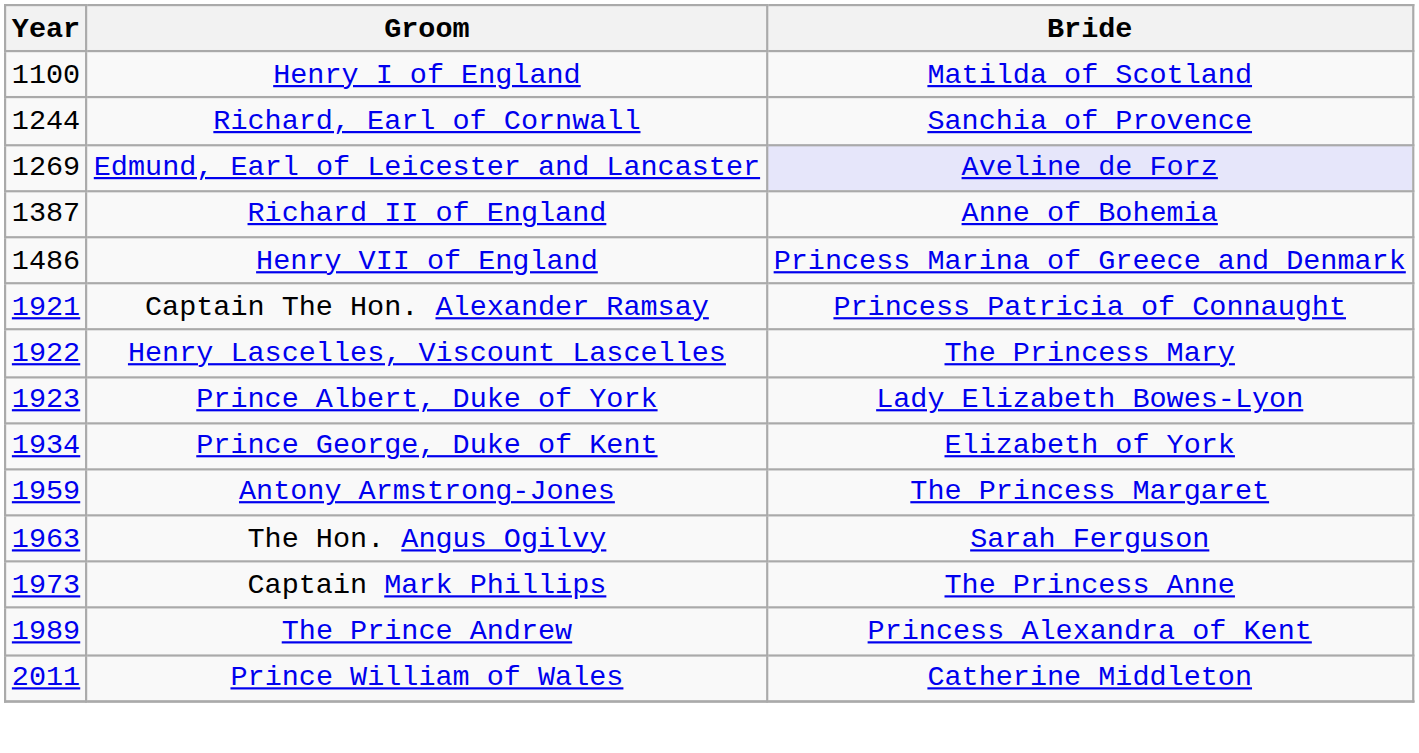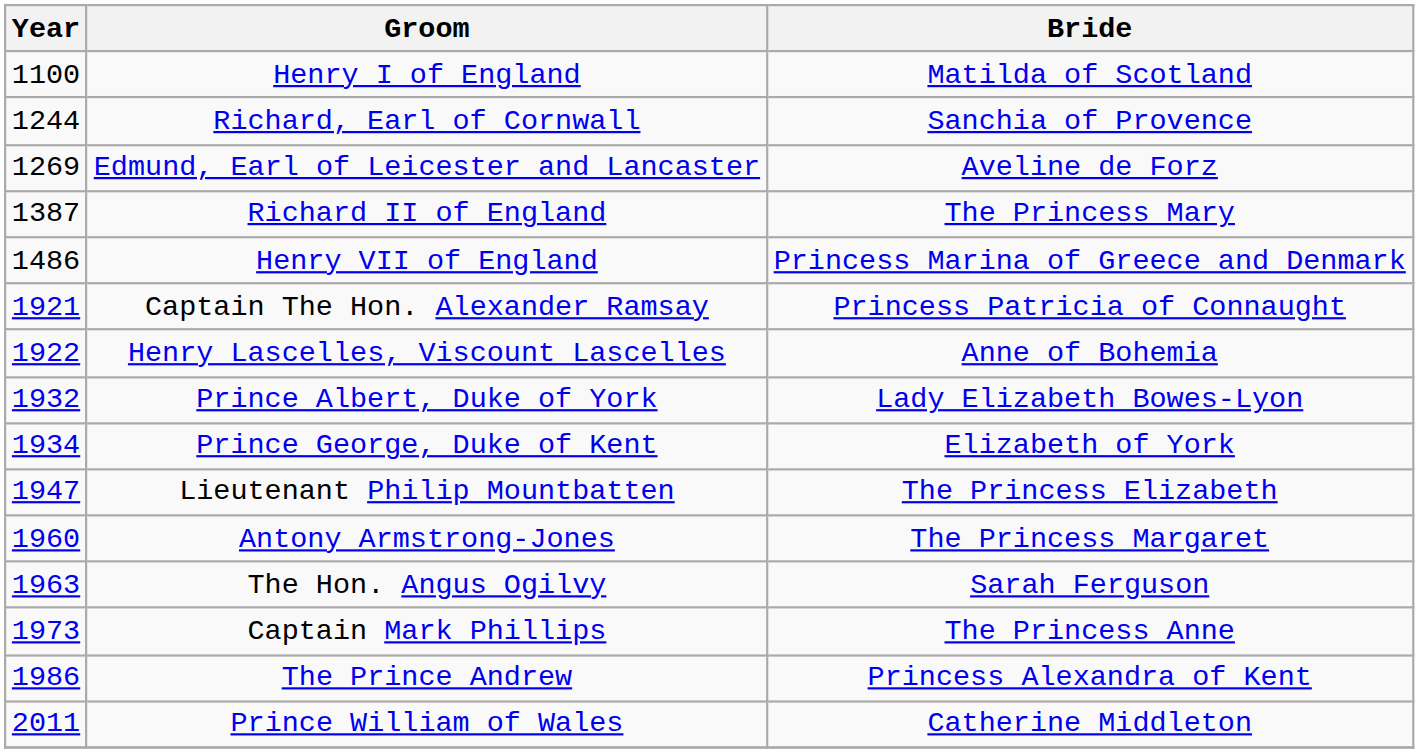(1090, 167) lavender background -> (1090, 167) no background
(1090, 214) Anne of Bohemia -> (1090, 214) The Princess Mary
(1090, 353) The Princess Mary -> (1090, 353) Anne of Bohemia
(46, 400) 1923 -> (46, 400) 1932
+ row: (427, 492)
(46, 492) 1959 -> (46, 539) 1960
(46, 632) 1989 -> (46, 678) 1986
